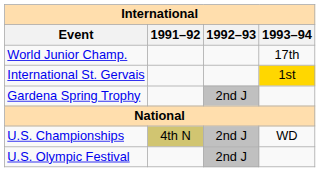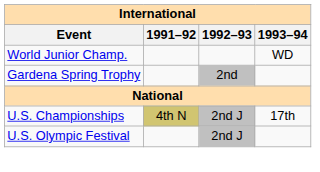(287, 55) 17th -> (283, 55) WD
- row: (76, 75)
(231, 95) 2nd J -> (227, 75) 2nd
(287, 136) WD -> (283, 116) 17th
